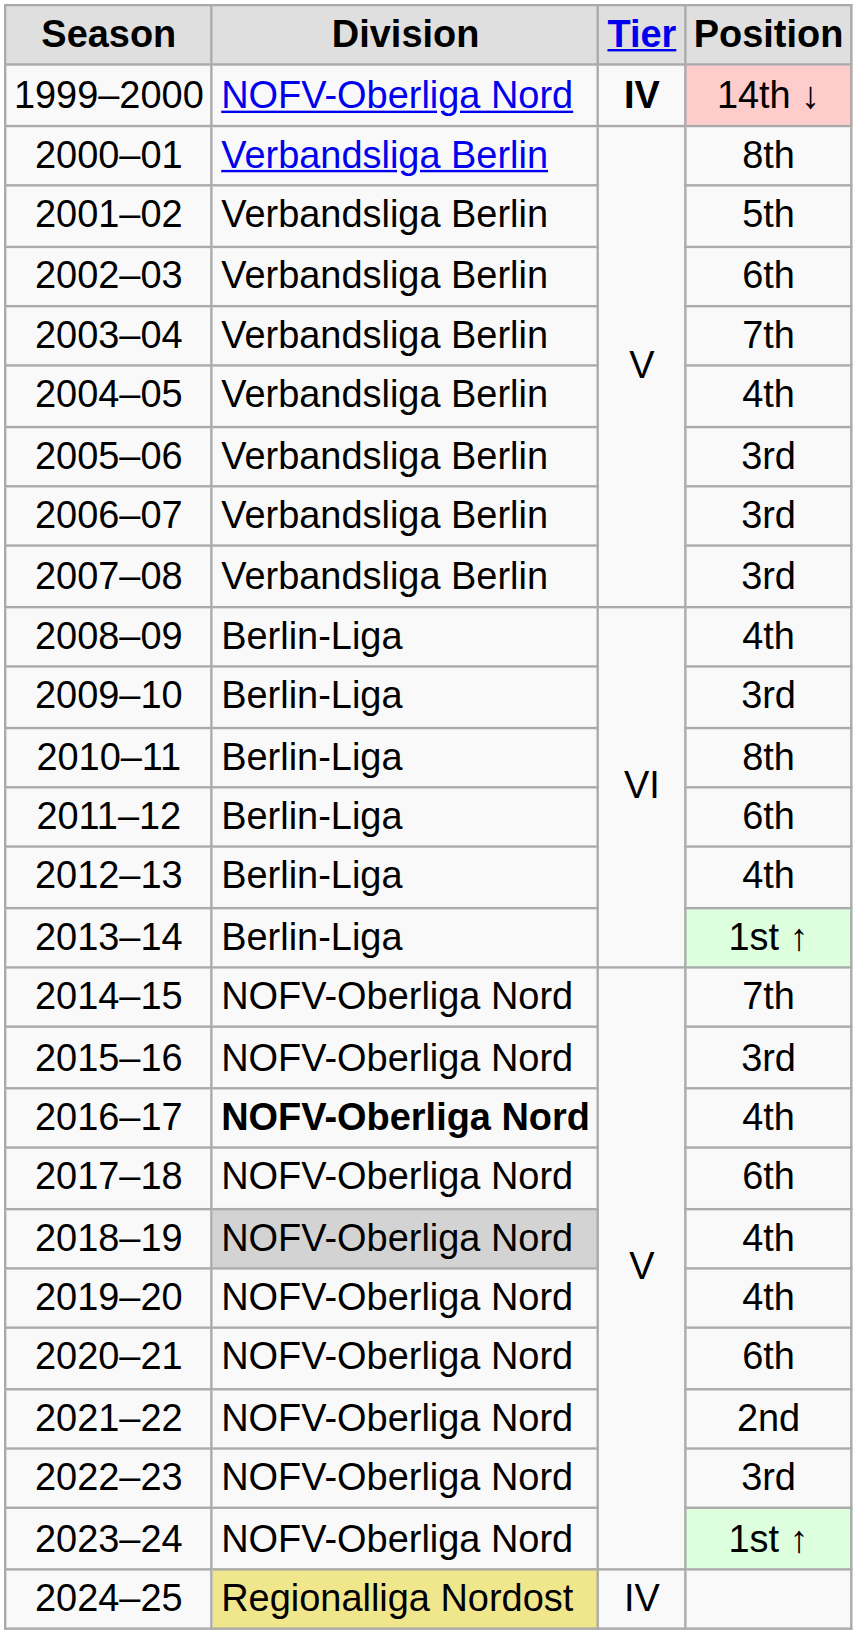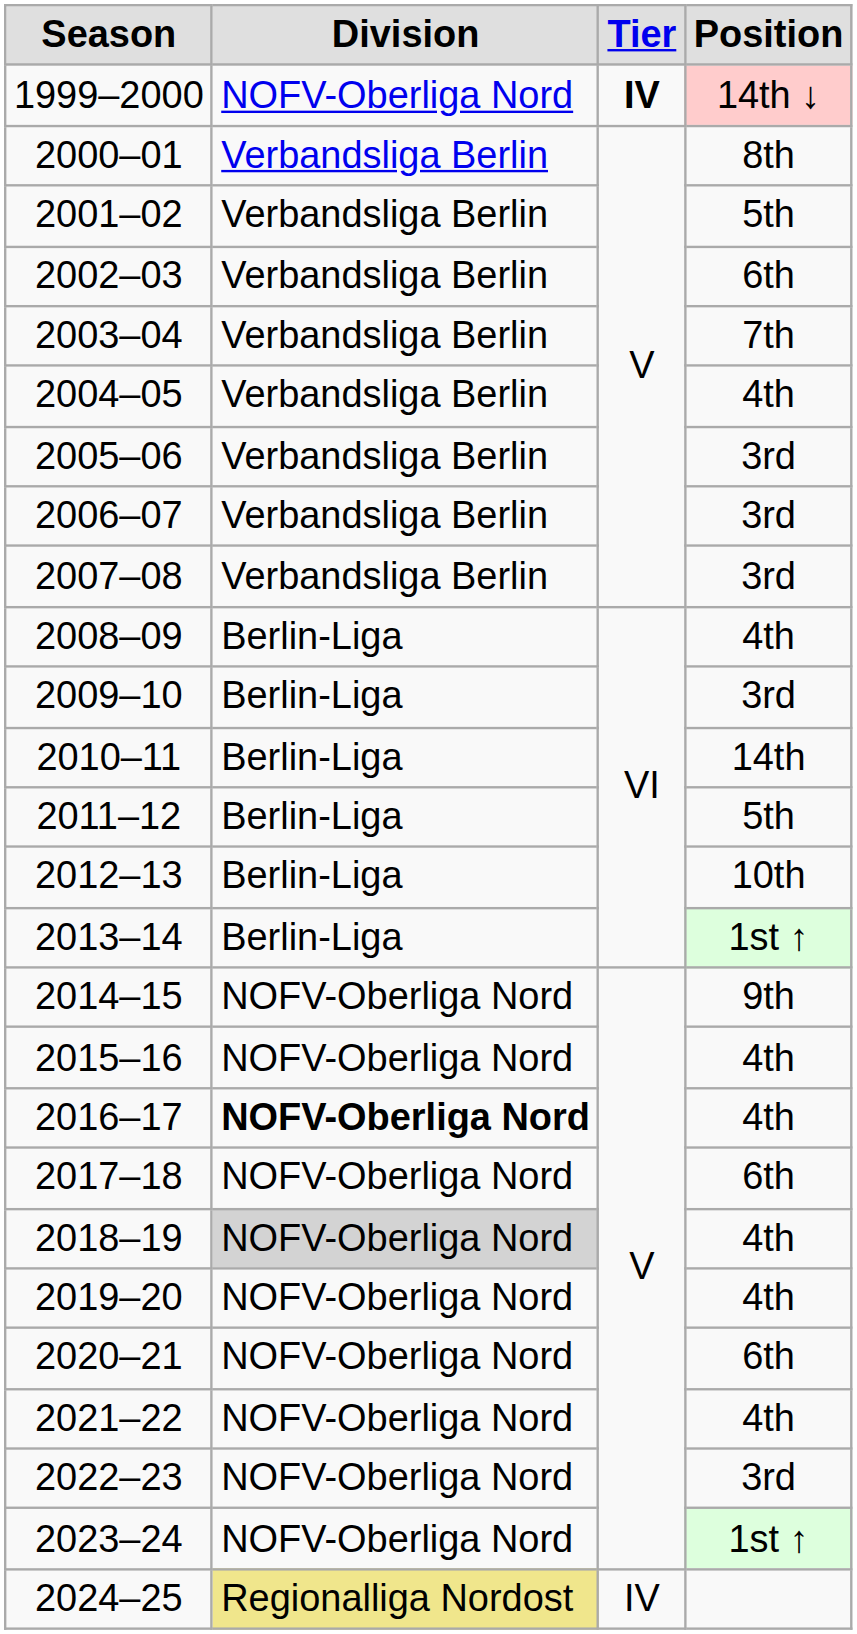(769, 756) 8th -> (769, 756) 14th
(769, 816) 6th -> (769, 816) 5th
(769, 876) 4th -> (769, 876) 10th
(769, 996) 7th -> (769, 996) 9th
(769, 1056) 3rd -> (769, 1056) 4th
(769, 1417) 2nd -> (769, 1417) 4th
